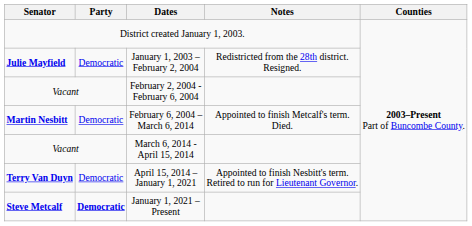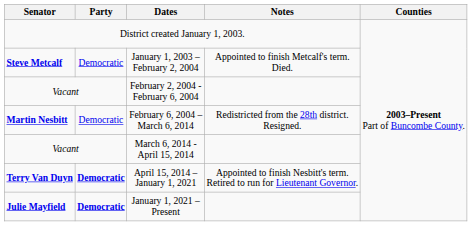(36, 62) Julie Mayfield -> (34, 62) Steve Metcalf
(282, 62) Redistricted from the 28th district. Resigned. -> (282, 62) Appointed to finish Metcalf's term. Died.
(282, 120) Appointed to finish Metcalf's term. Died. -> (282, 120) Redistricted from the 28th district. Resigned.
(101, 178) normal -> (101, 178) bold
(34, 206) Steve Metcalf -> (36, 206) Julie Mayfield
